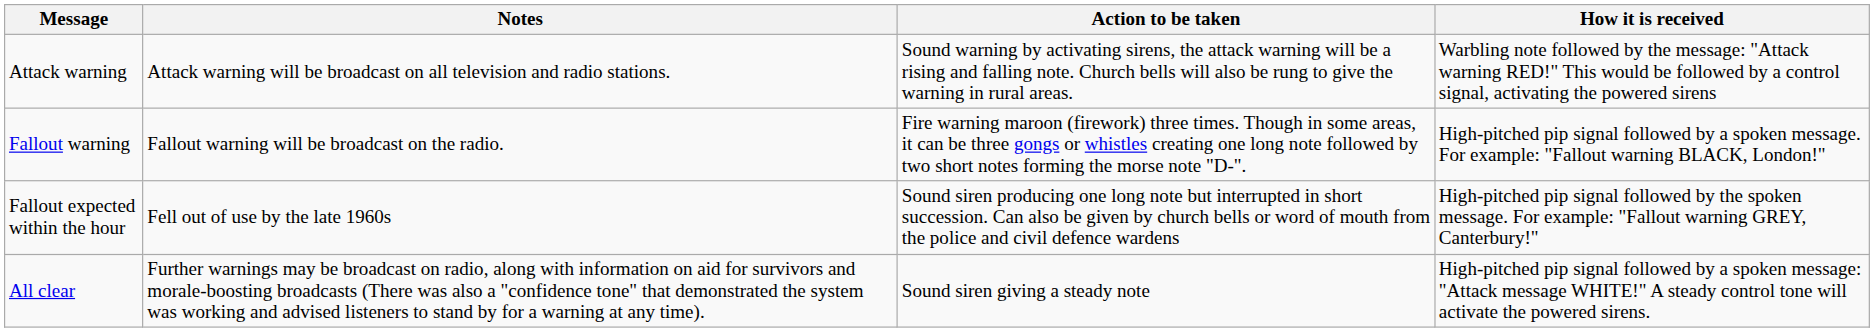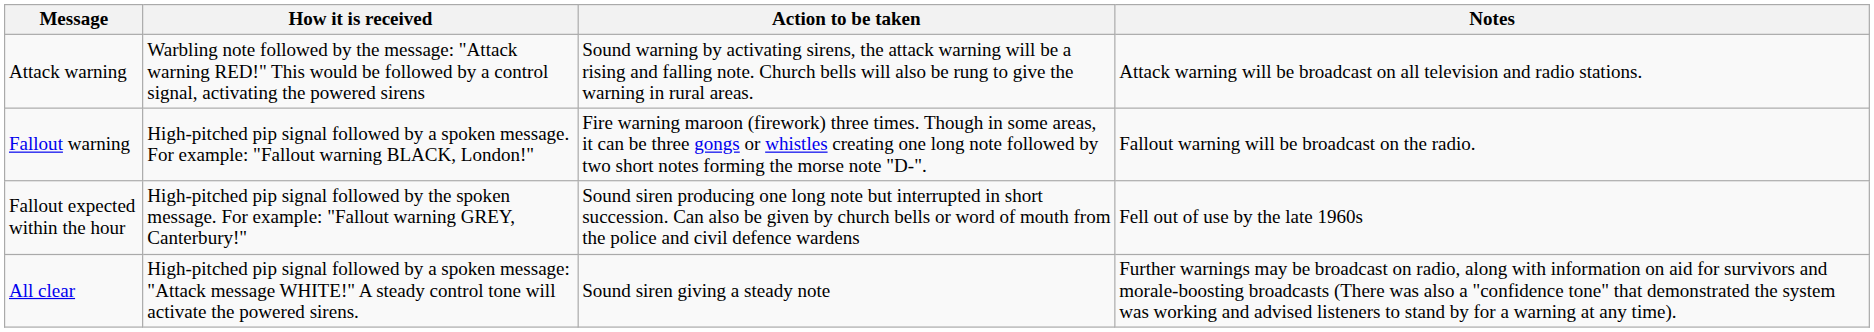columns swapped: (1652, 19) <-> (520, 19)
